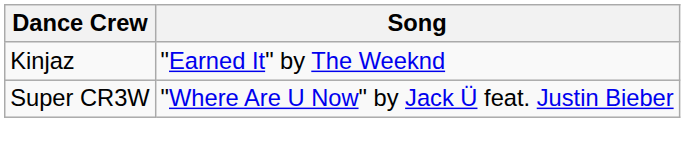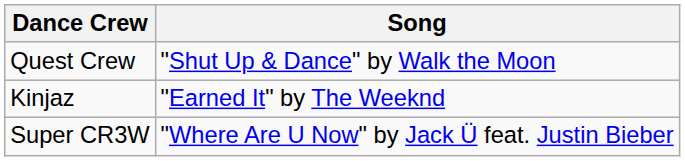+ row: (73, 60)
